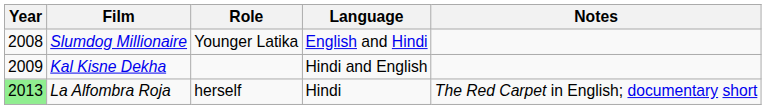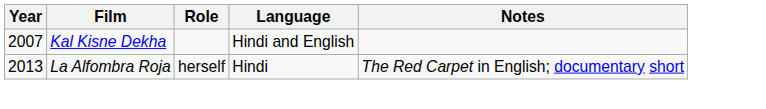- row: (119, 41)
(26, 66) 2009 -> (26, 41) 2007
(26, 91) lightgreen background -> (26, 66) no background
